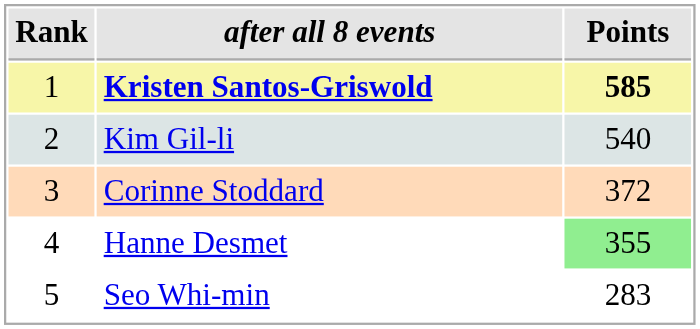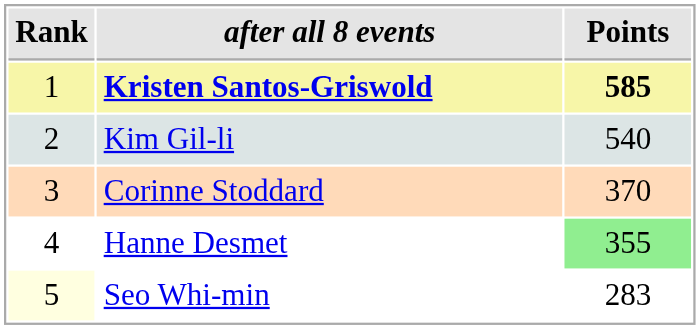(628, 190) 372 -> (628, 190) 370
(52, 294) no background -> (52, 294) lightyellow background
